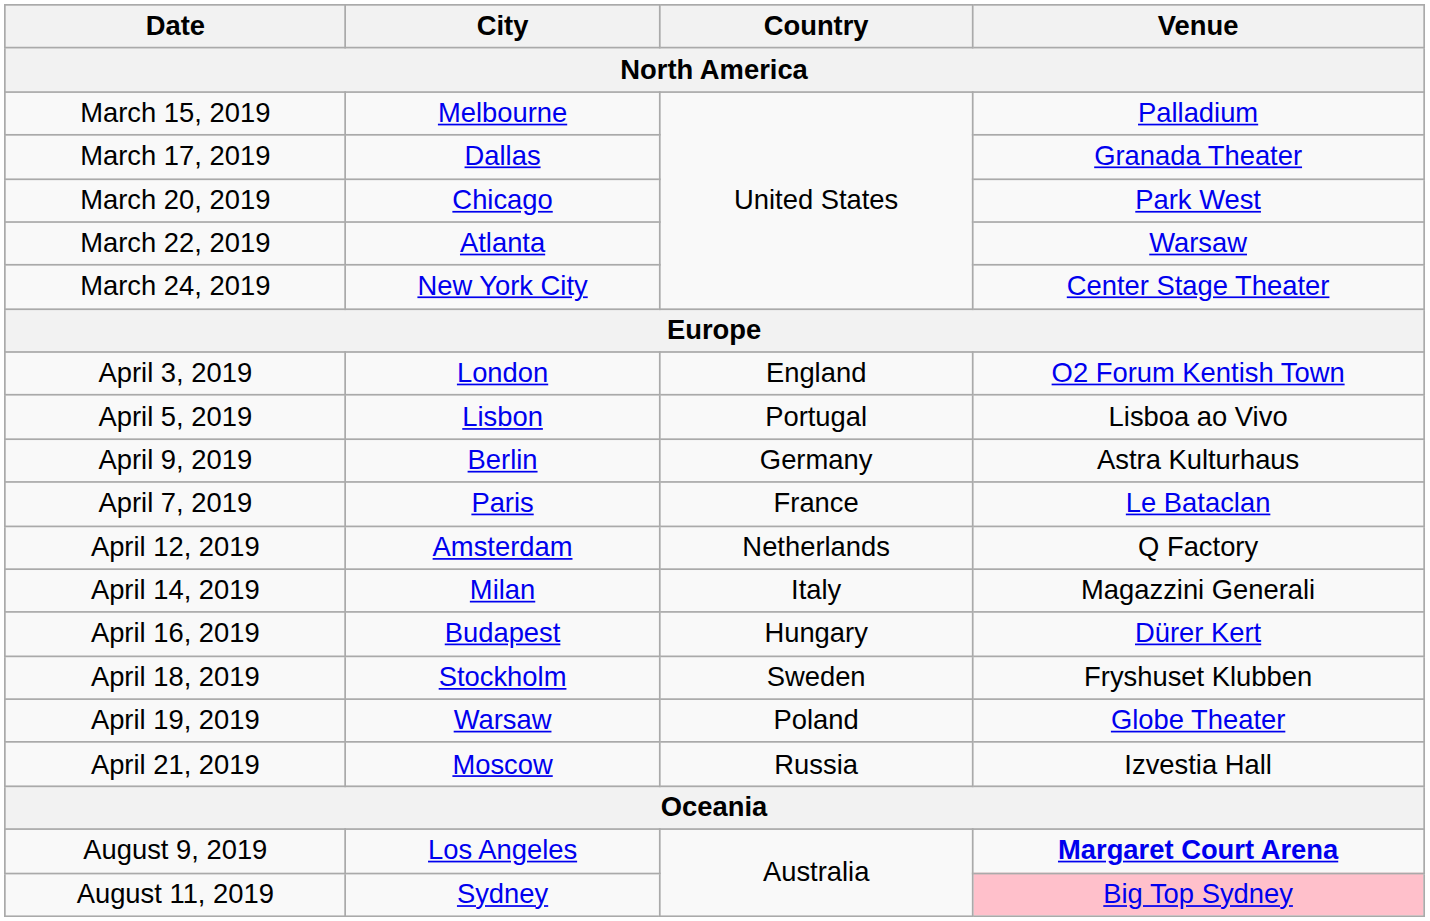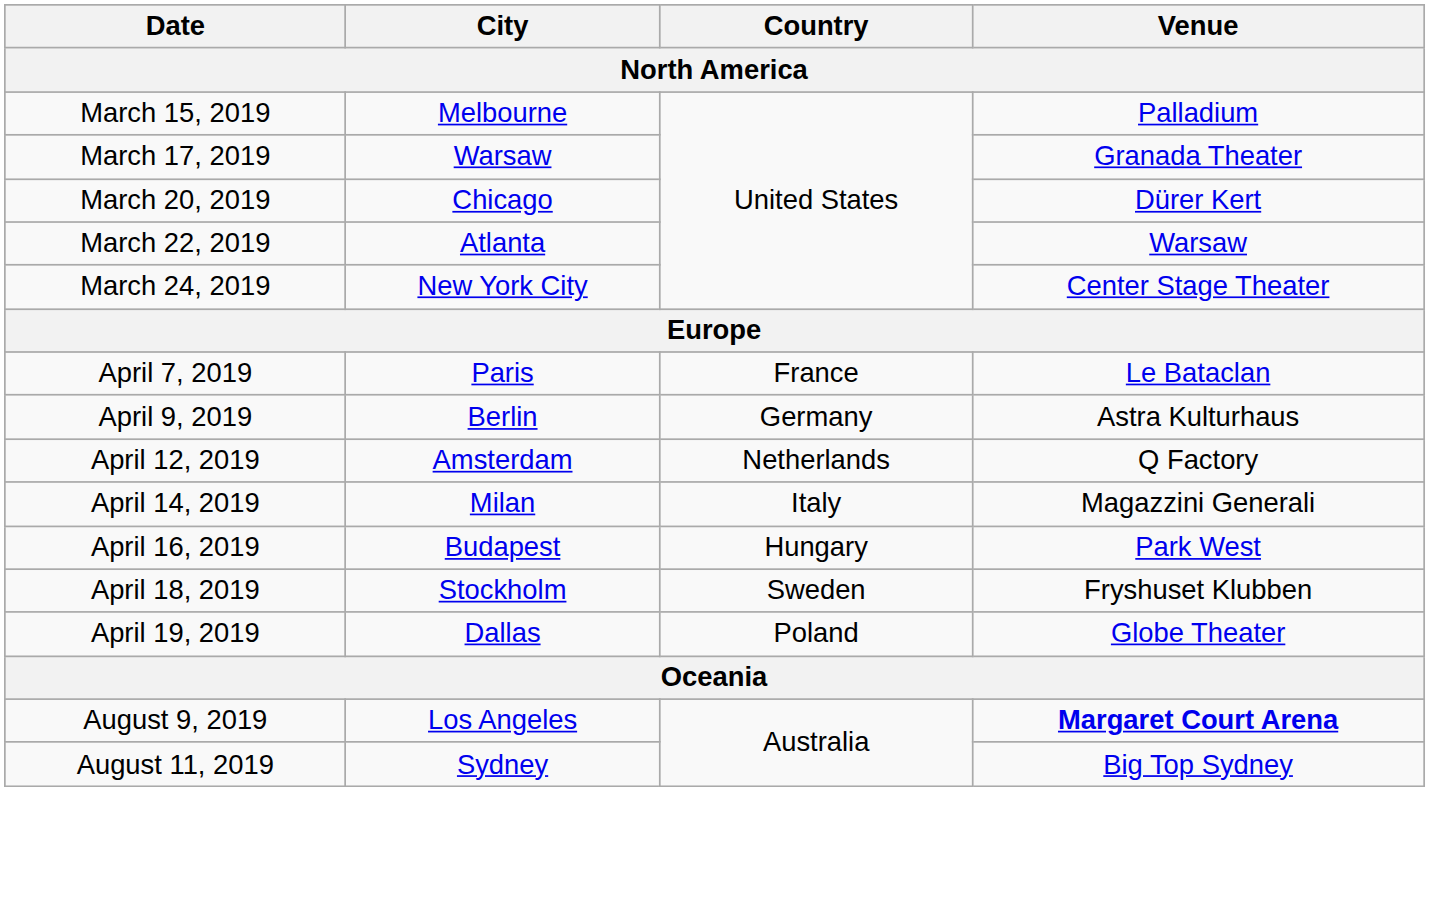(503, 156) Dallas -> (503, 156) Warsaw
(1198, 199) Park West -> (1198, 199) Dürer Kert
- row: (175, 373)
- row: (175, 416)
rows swapped: (175, 503) <-> (175, 460)
(1198, 633) Dürer Kert -> (1198, 546) Park West
(503, 720) Warsaw -> (503, 633) Dallas
- row: (175, 763)
(1198, 894) pink background -> (1198, 763) no background
